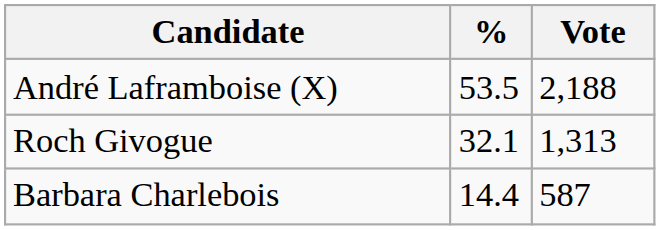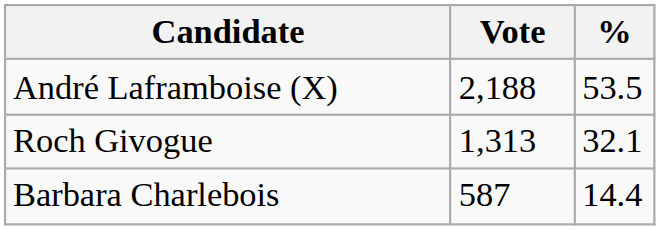columns swapped: (593, 31) <-> (491, 31)
